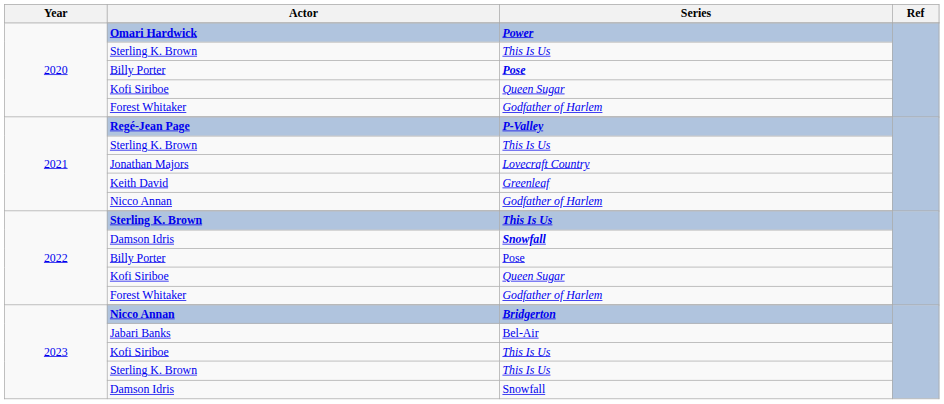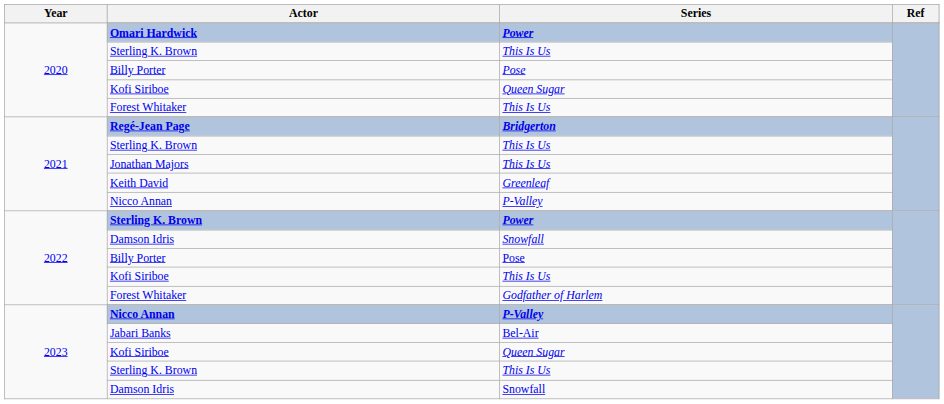(514, 70) bold -> (514, 70) normal
(552, 107) Godfather of Harlem -> (526, 107) This Is Us
(523, 126) P-Valley -> (529, 126) Bridgerton
(546, 164) Lovecraft Country -> (526, 164) This Is Us
(552, 201) Godfather of Harlem -> (522, 201) P-Valley
(527, 220) This Is Us -> (518, 220) Power
(524, 239) bold -> (523, 239) normal
(534, 276) Queen Sugar -> (526, 276) This Is Us
(529, 314) Bridgerton -> (523, 314) P-Valley
(526, 351) This Is Us -> (534, 351) Queen Sugar
